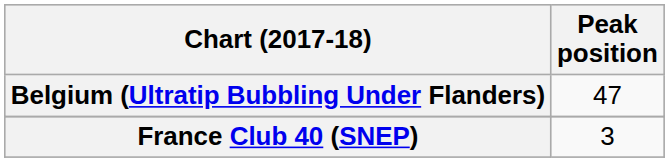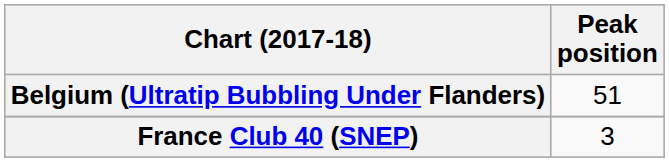(607, 95) 47 -> (607, 95) 51
